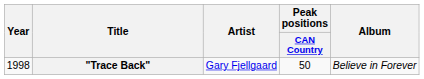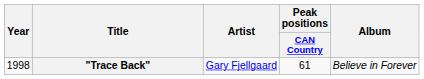(305, 66) 50 -> (305, 66) 61
